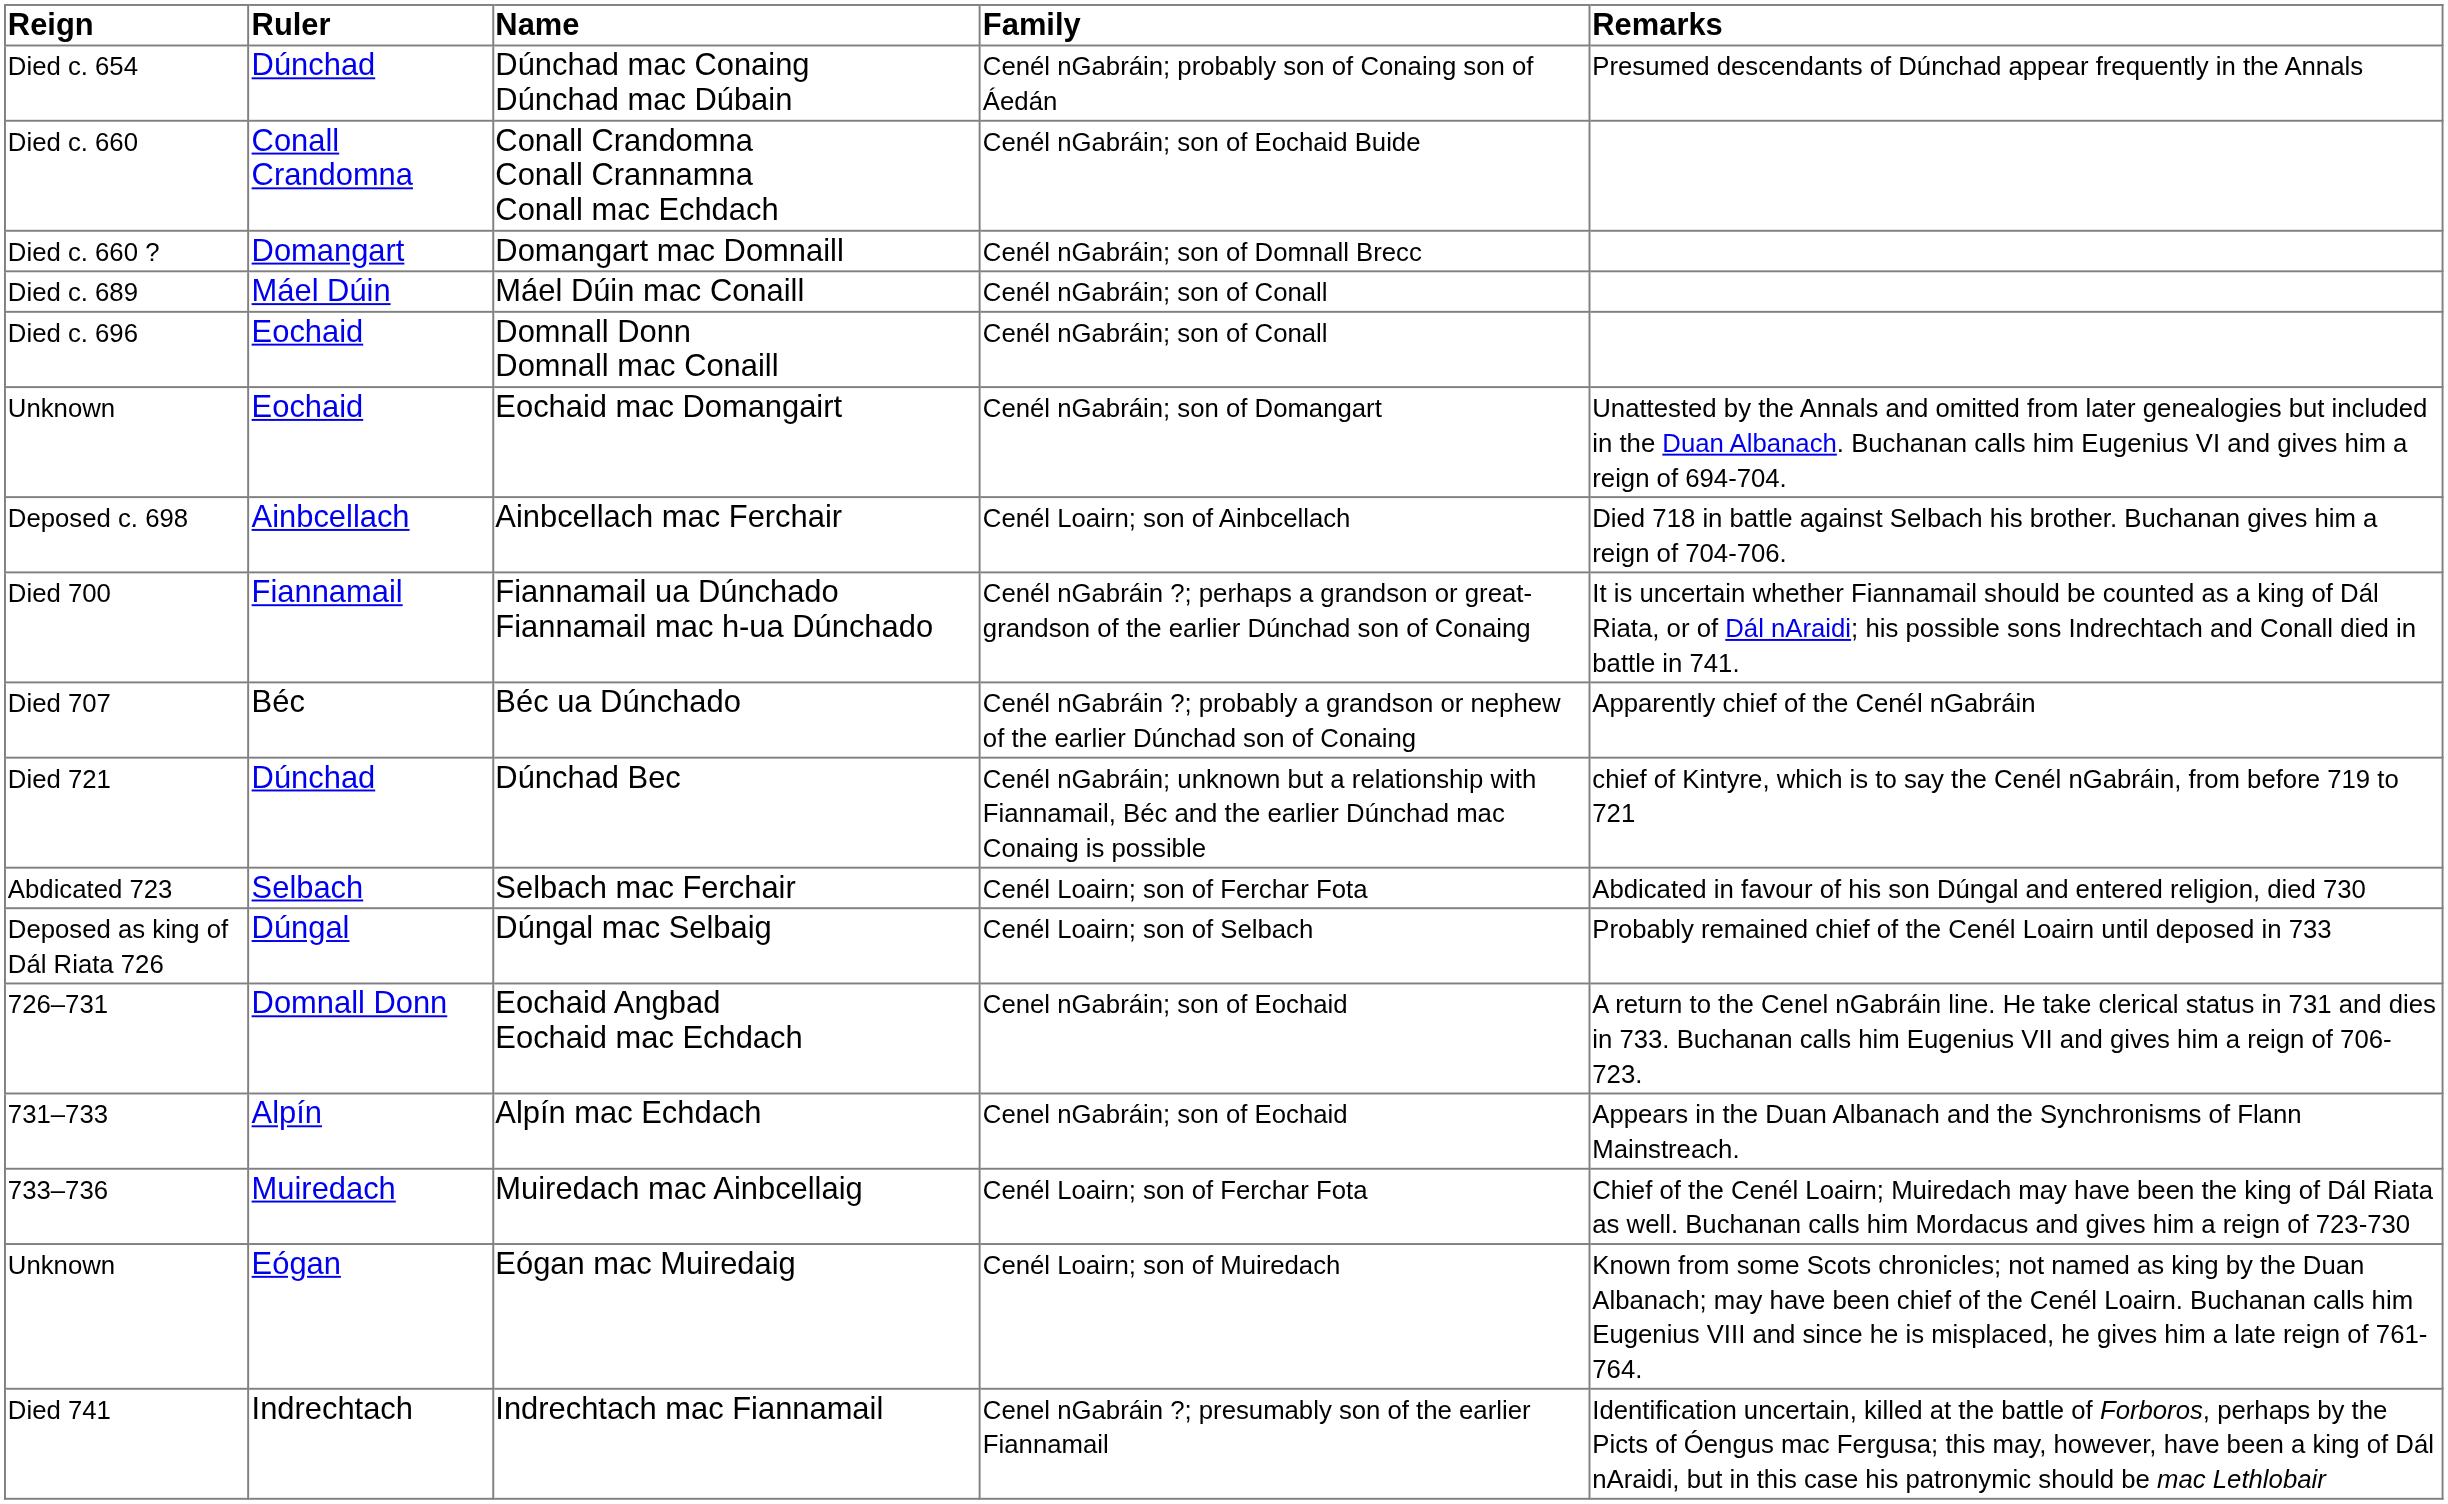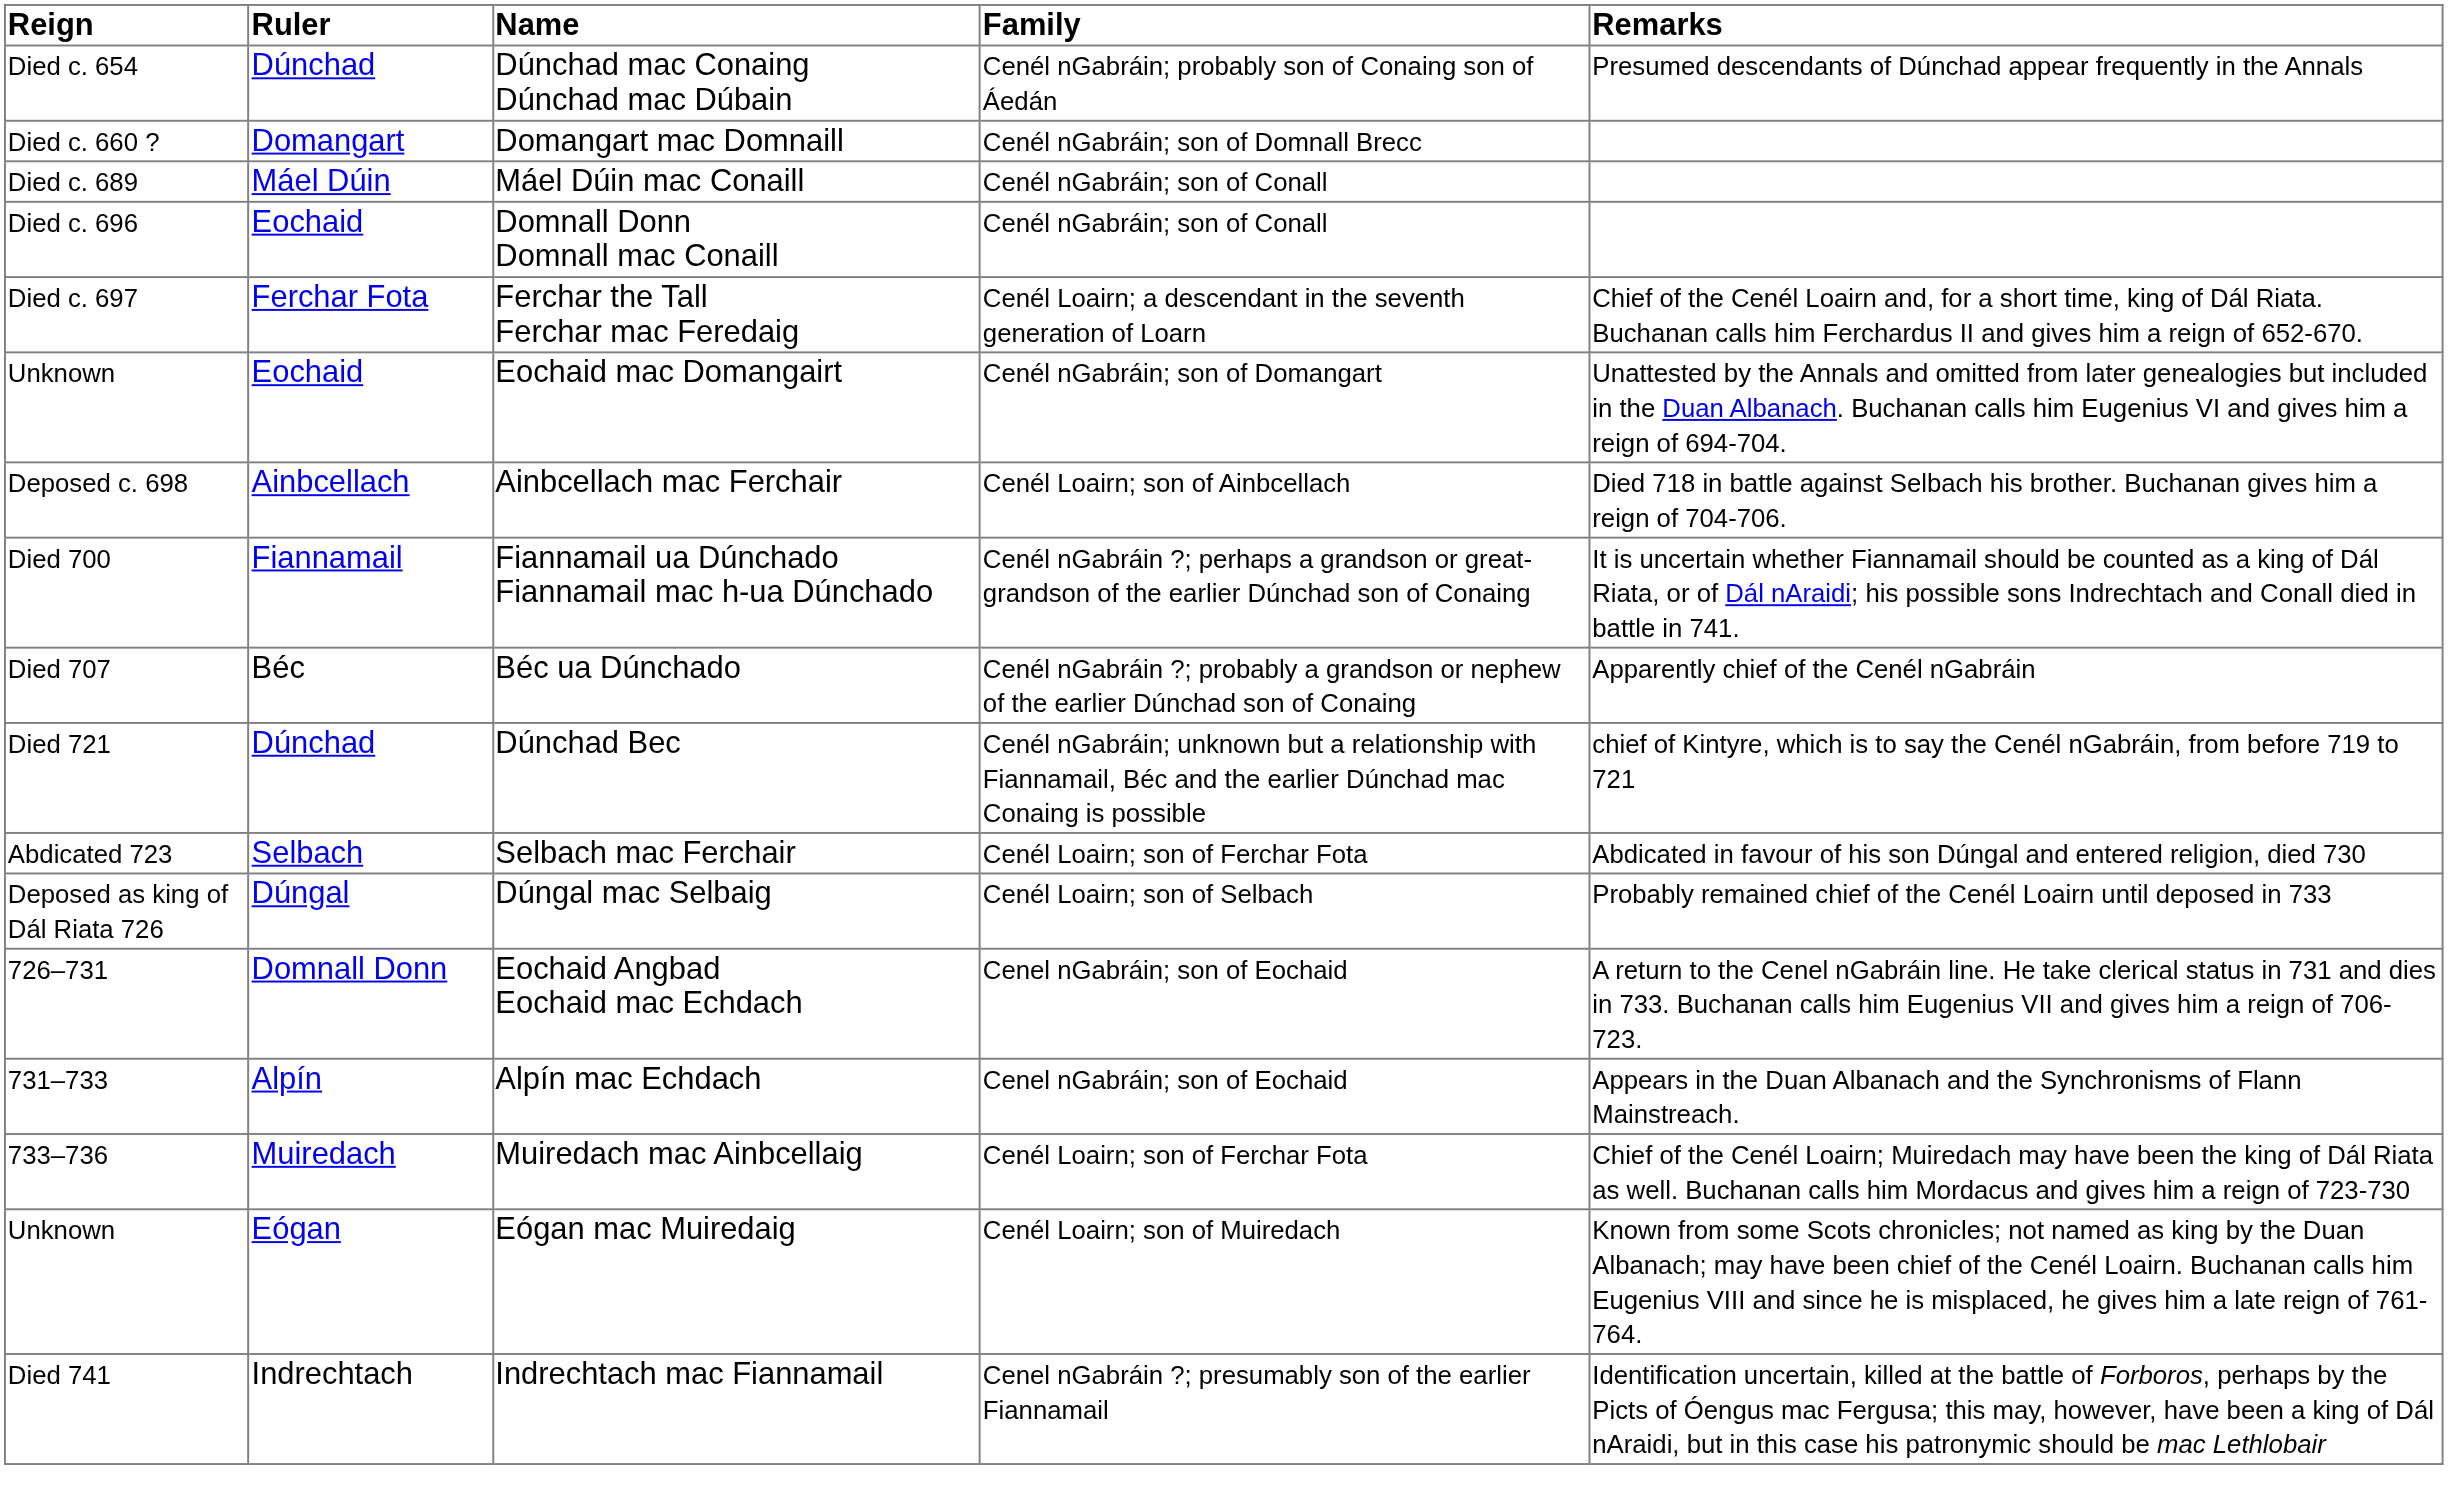- row: (637, 175)
+ row: (647, 314)
